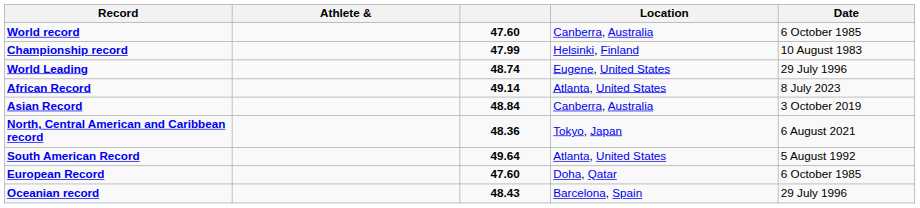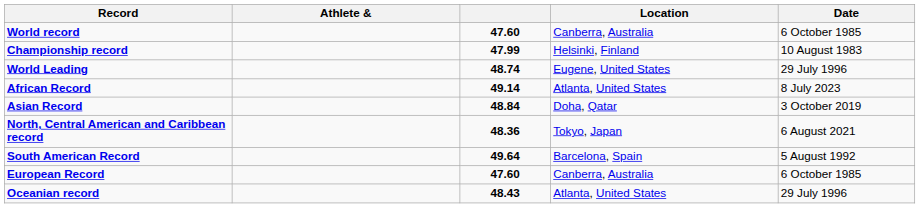(603, 106) Canberra, Australia -> (585, 106) Doha, Qatar
(610, 156) Atlanta, United States -> (598, 156) Barcelona, Spain
(585, 175) Doha, Qatar -> (603, 175) Canberra, Australia
(598, 193) Barcelona, Spain -> (610, 193) Atlanta, United States
